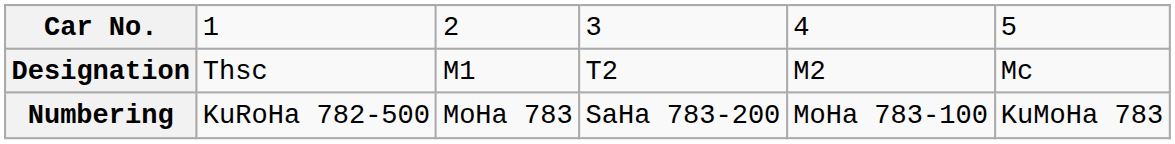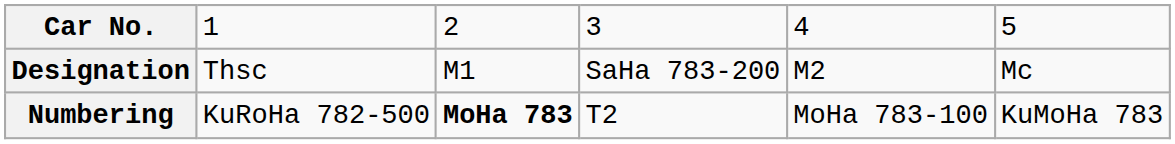(602, 71) T2 -> (683, 71) SaHa 783-200
(508, 115) normal -> (508, 115) bold
(683, 115) SaHa 783-200 -> (602, 115) T2
